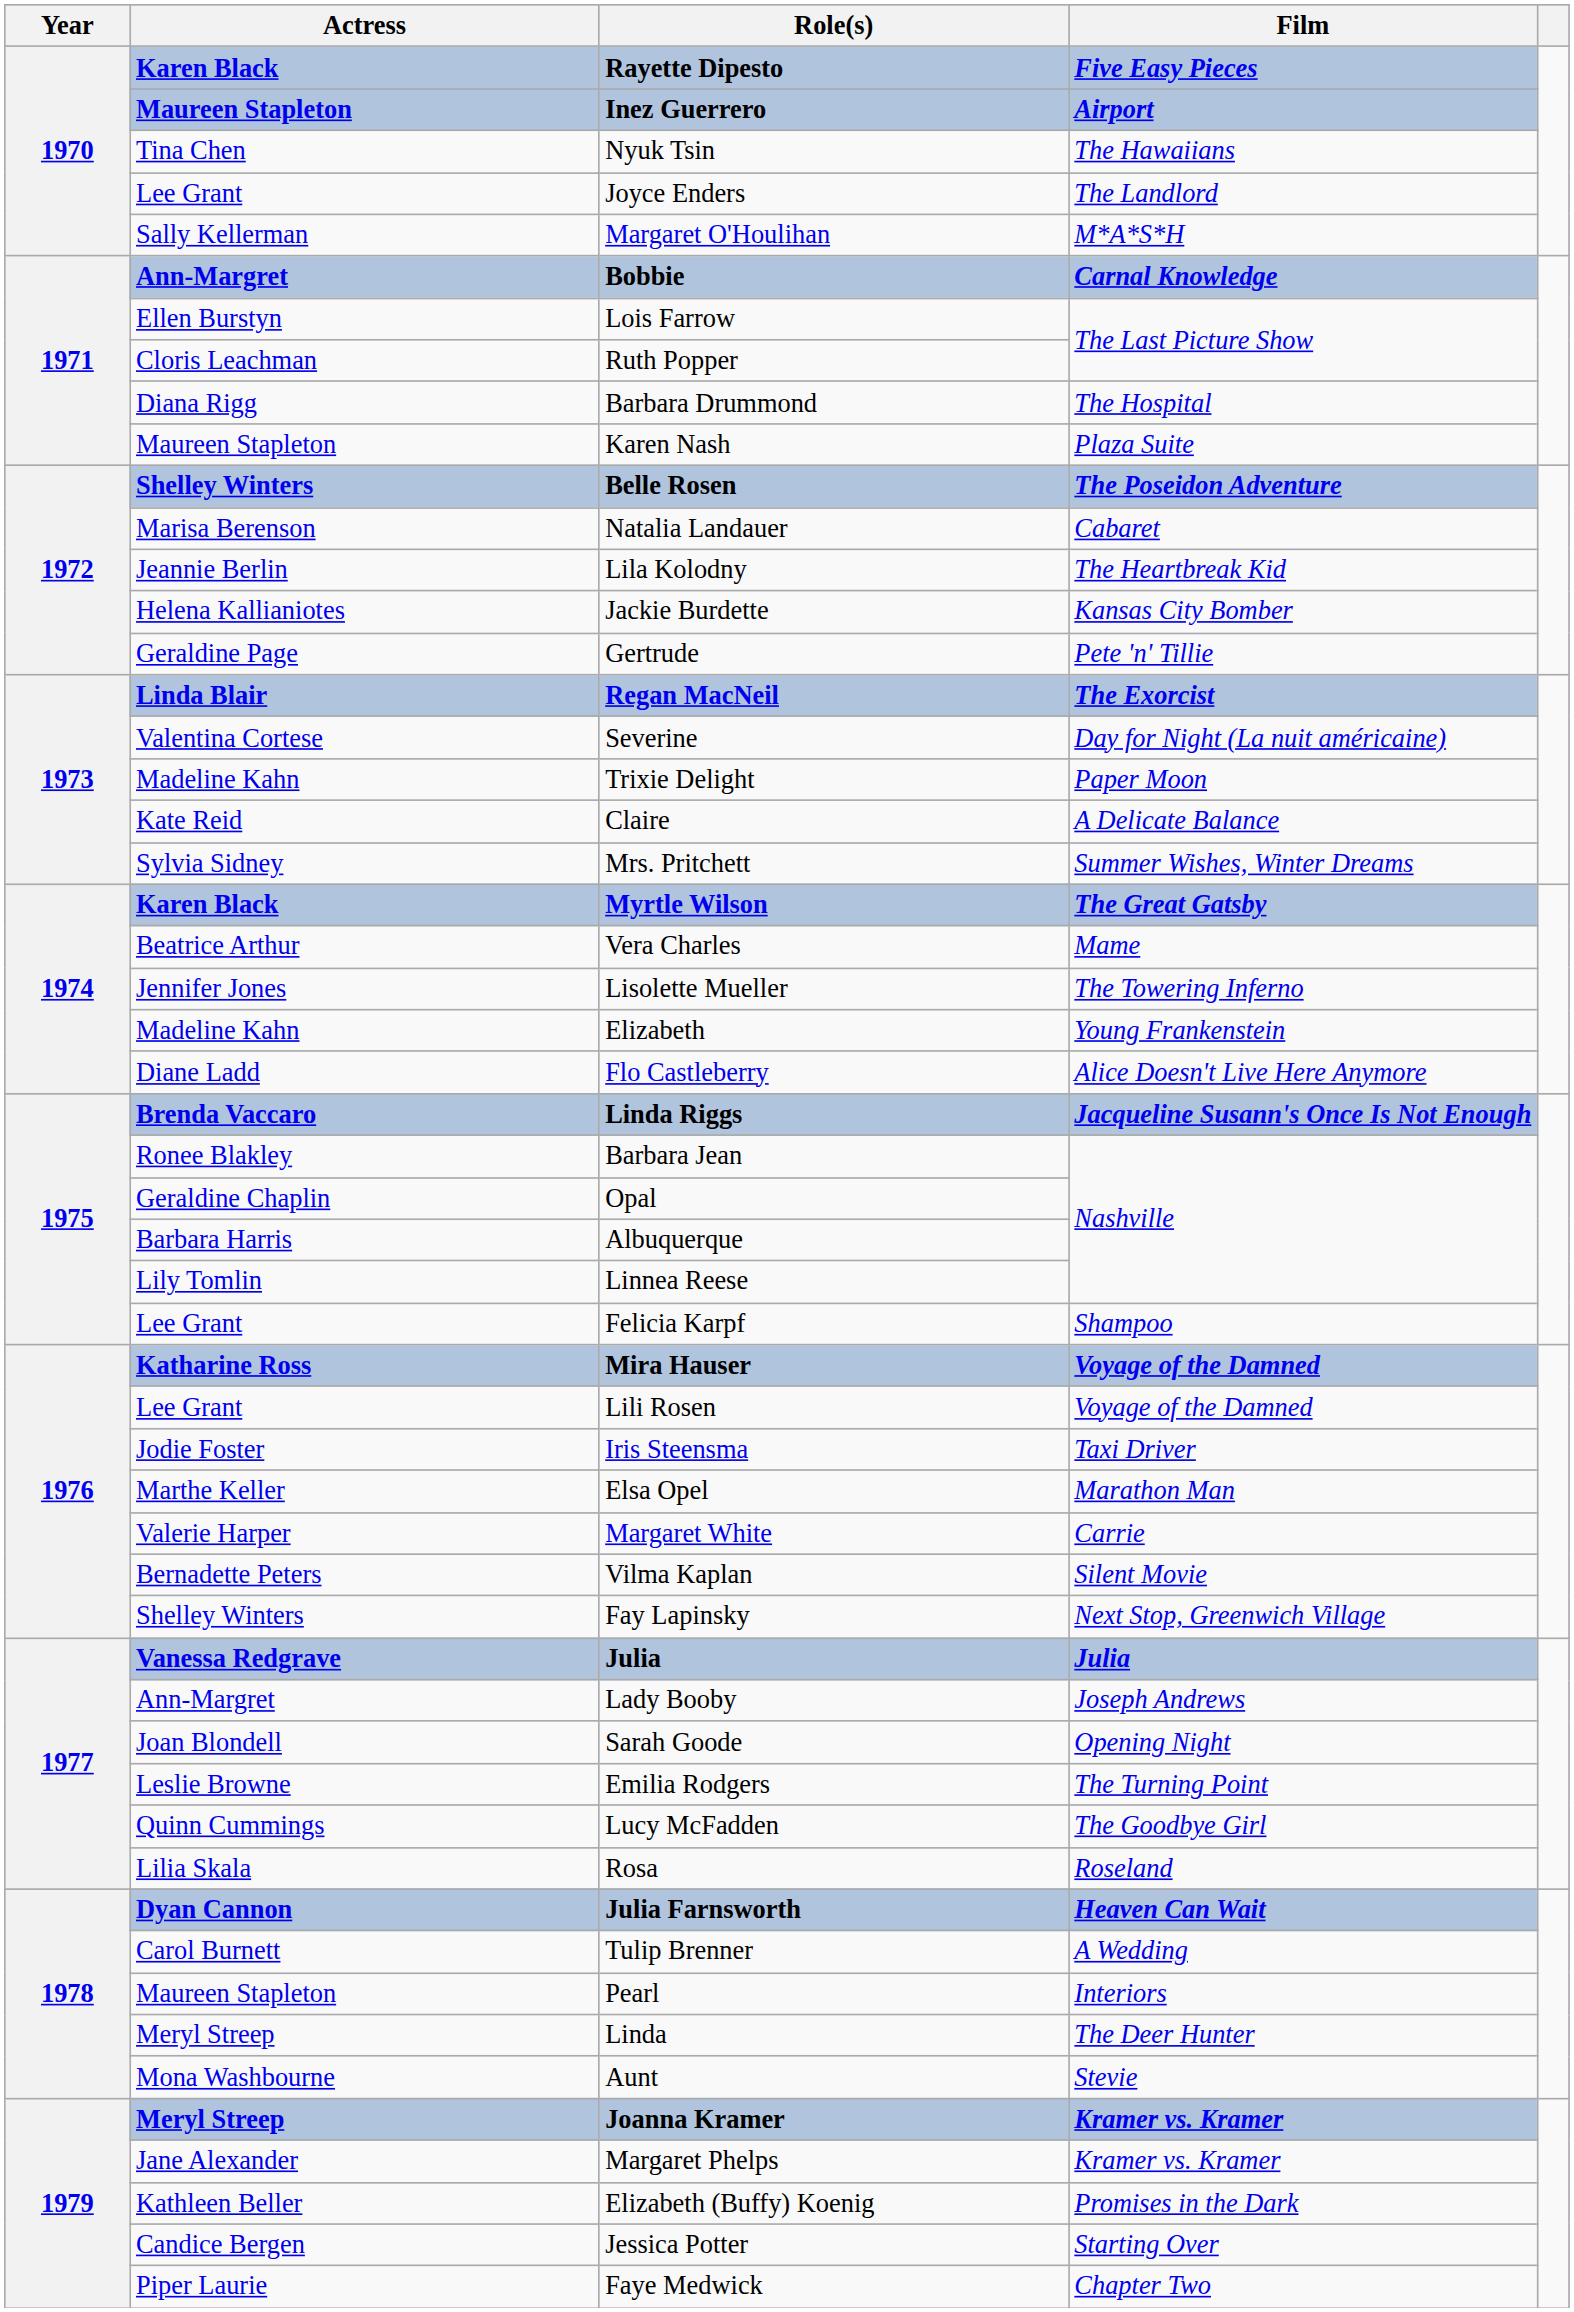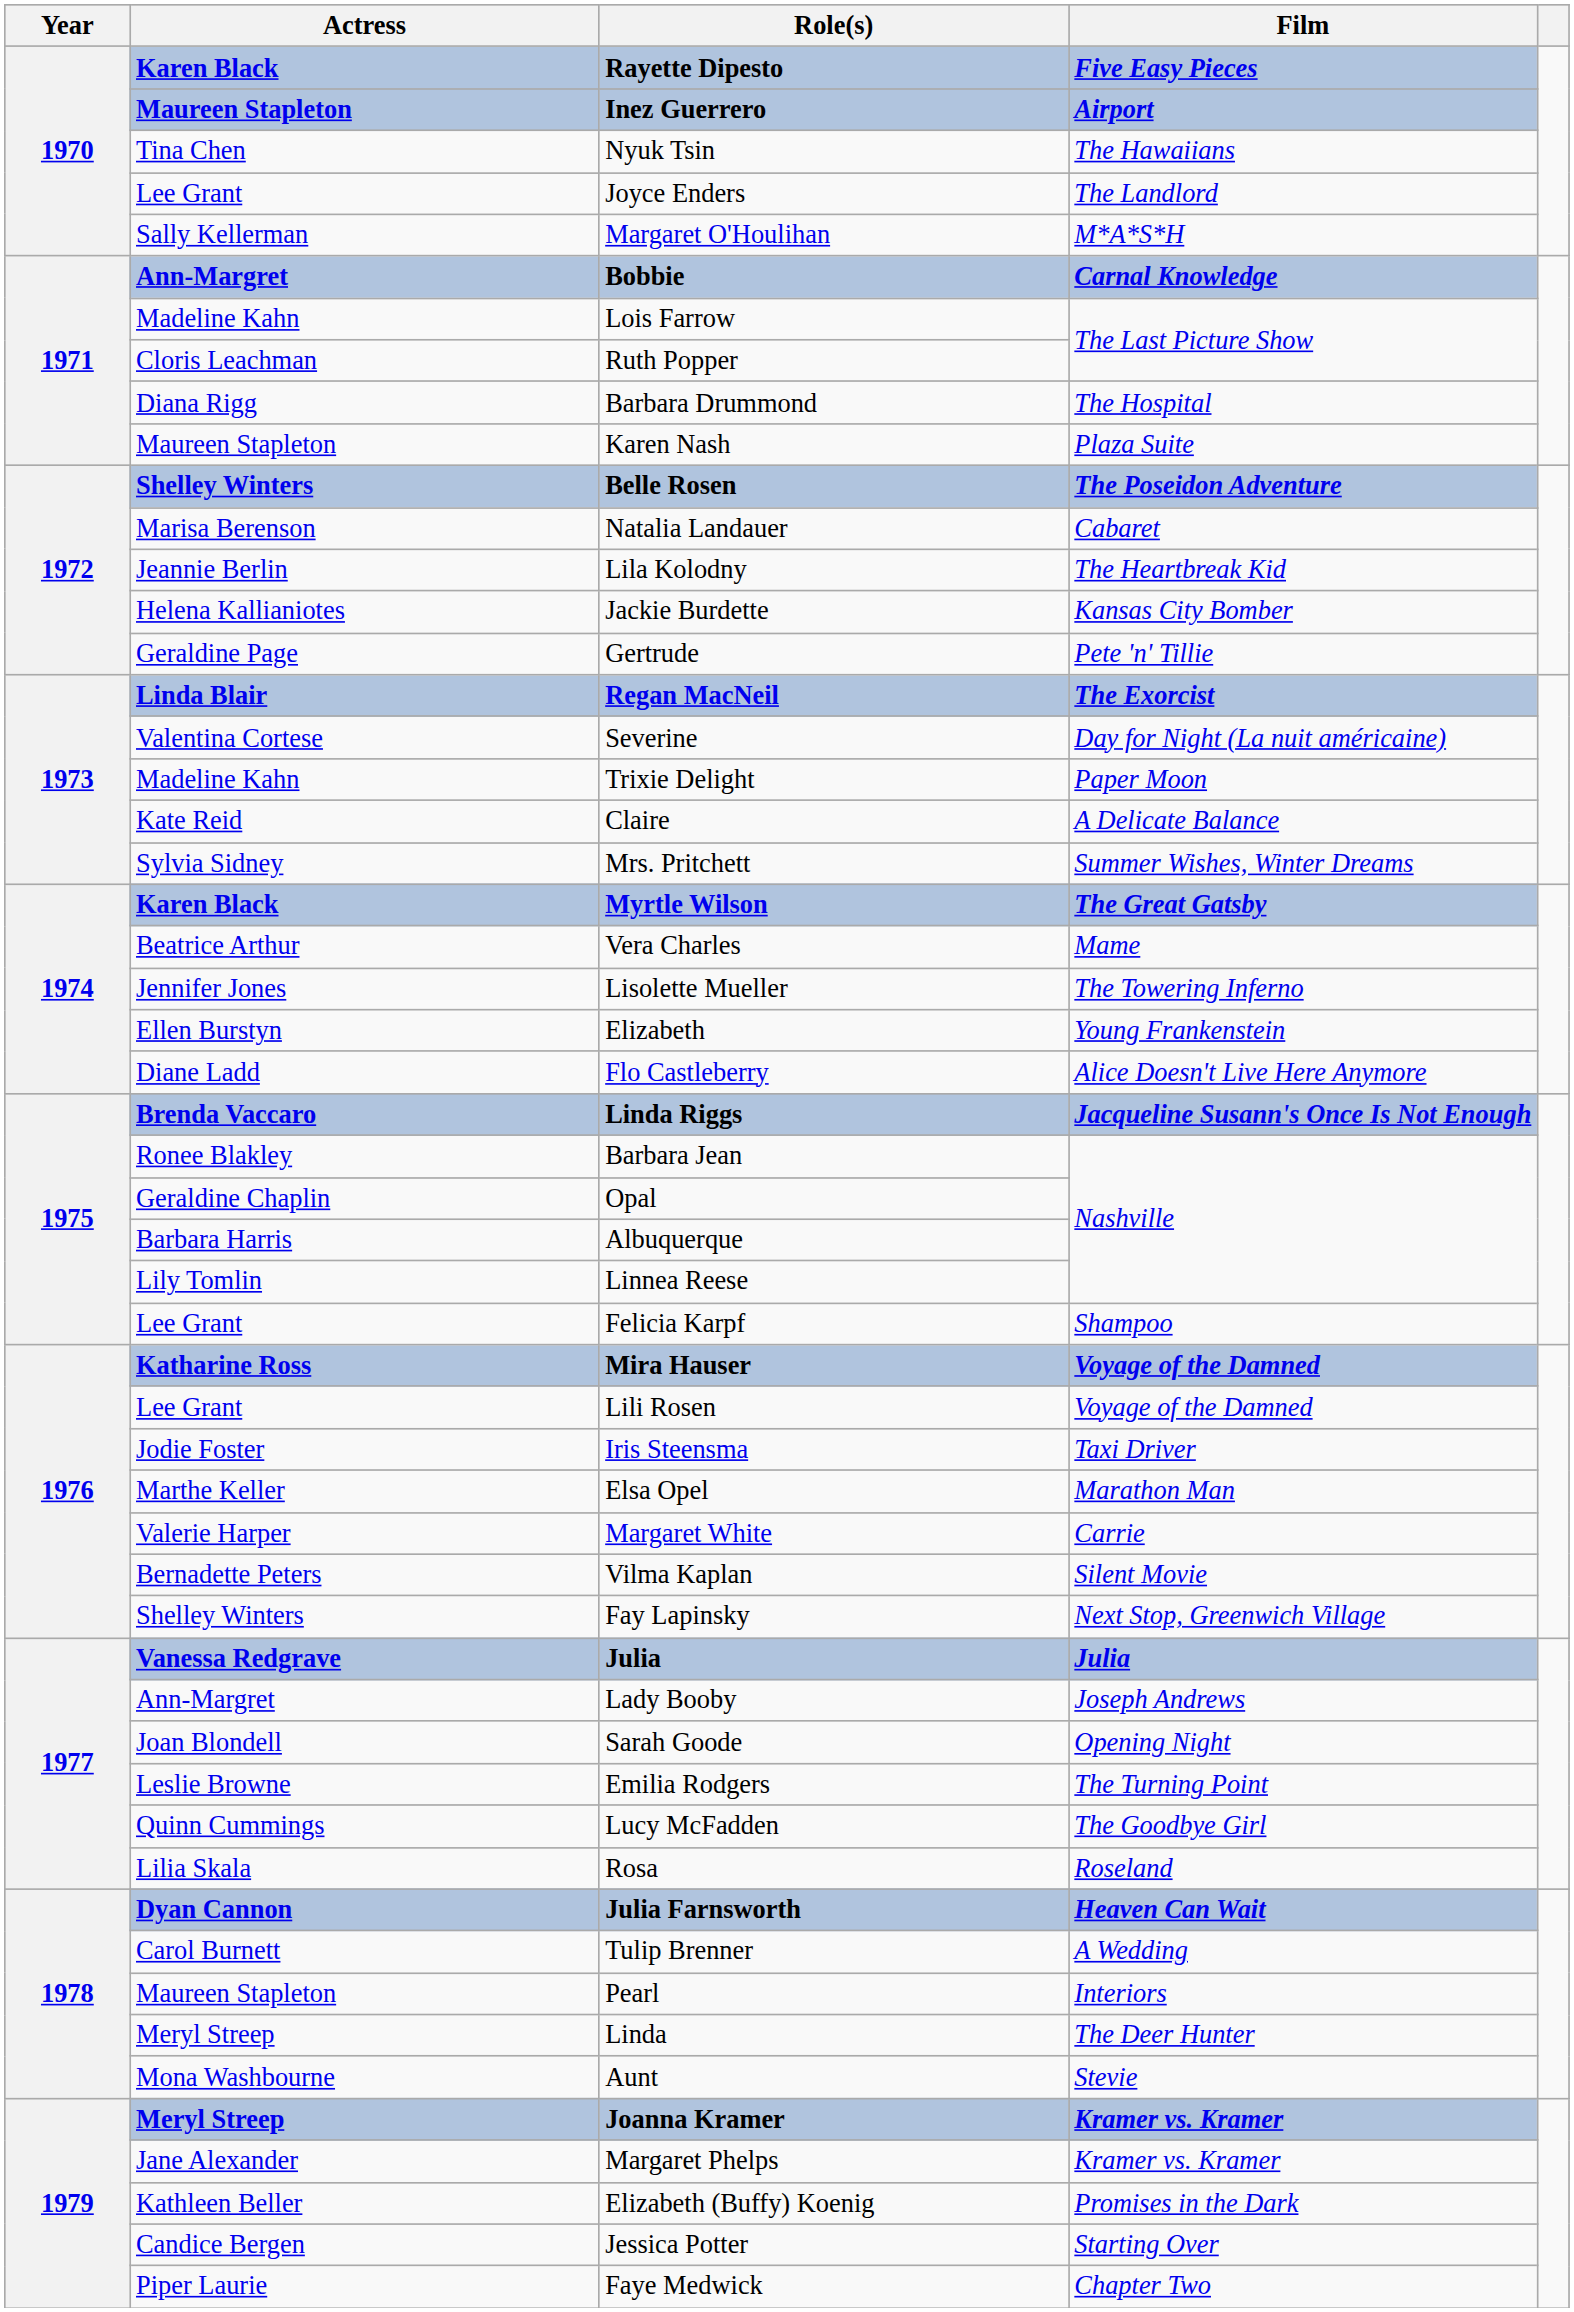(209, 318) Ellen Burstyn -> (218, 318) Madeline Kahn
(218, 1030) Madeline Kahn -> (209, 1030) Ellen Burstyn
